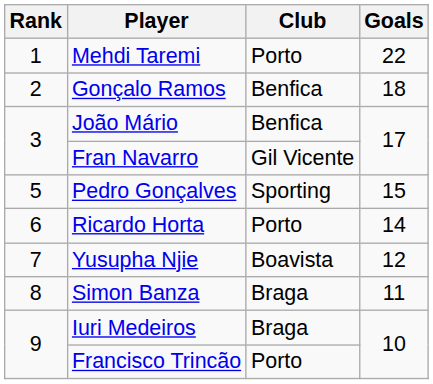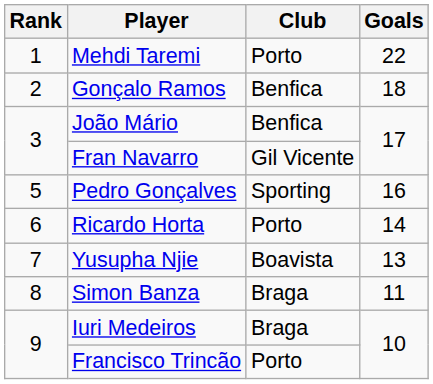(394, 191) 15 -> (394, 191) 16
(394, 259) 12 -> (394, 259) 13
